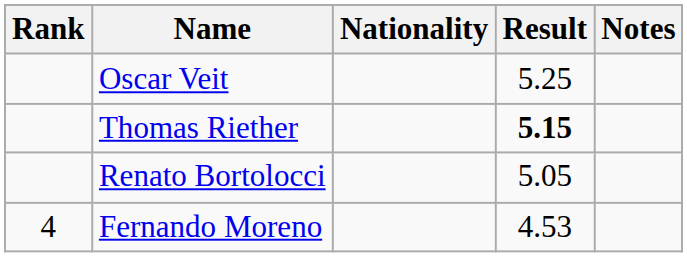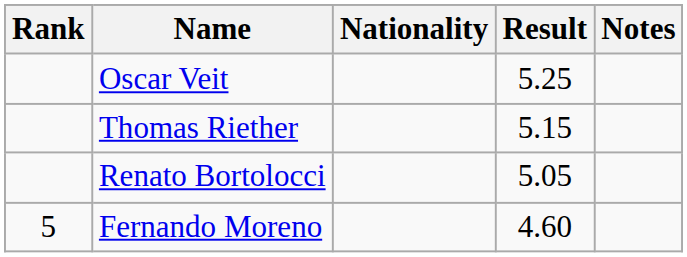(545, 127) bold -> (545, 127) normal
(48, 226) 4 -> (48, 226) 5
(545, 226) 4.53 -> (545, 226) 4.60
